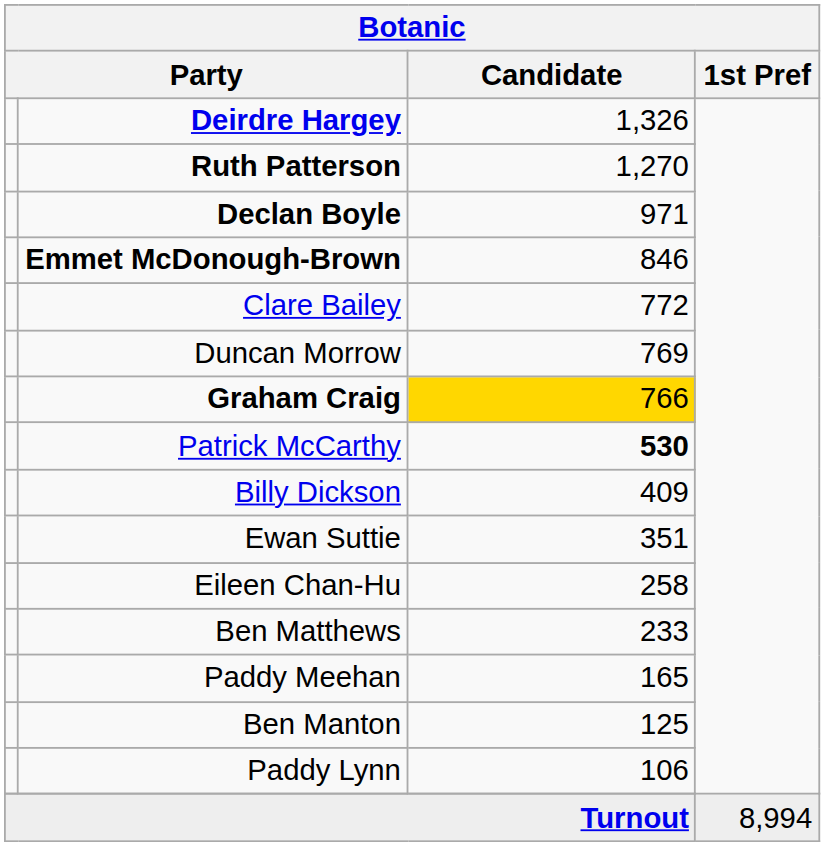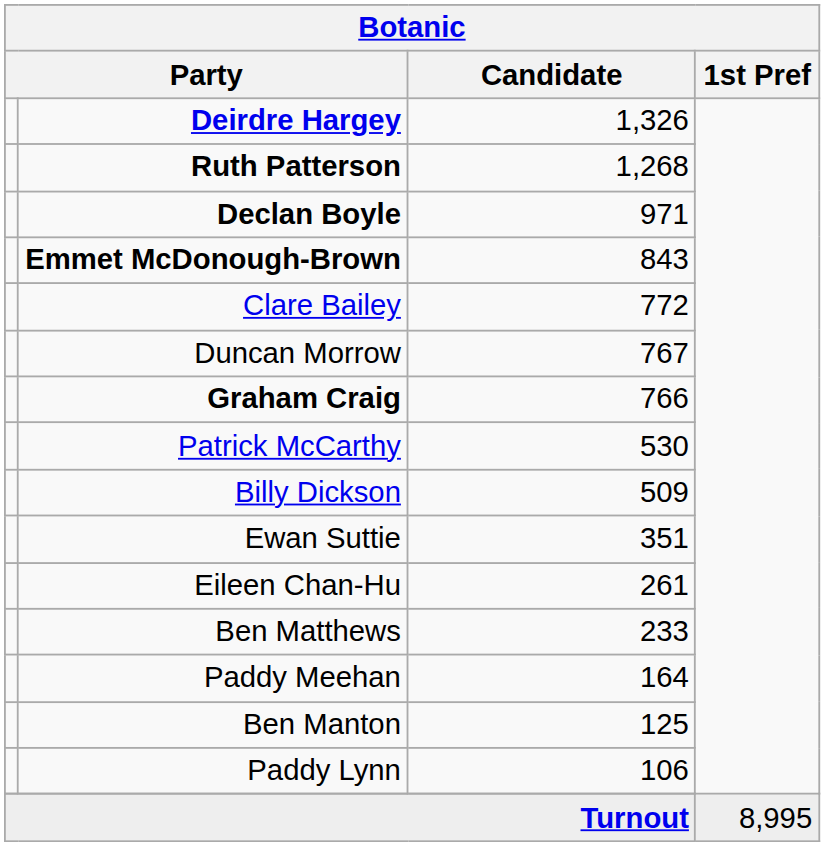(652, 167) 1,270 -> (652, 167) 1,268
(664, 259) 846 -> (664, 259) 843
(664, 352) 769 -> (664, 352) 767
(664, 399) gold background -> (664, 399) no background
(664, 445) bold -> (664, 445) normal
(664, 492) 409 -> (664, 492) 509
(664, 584) 258 -> (664, 584) 261
(664, 677) 165 -> (664, 677) 164
(776, 817) 8,994 -> (776, 817) 8,995
